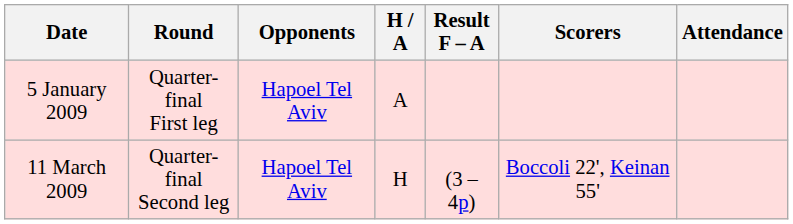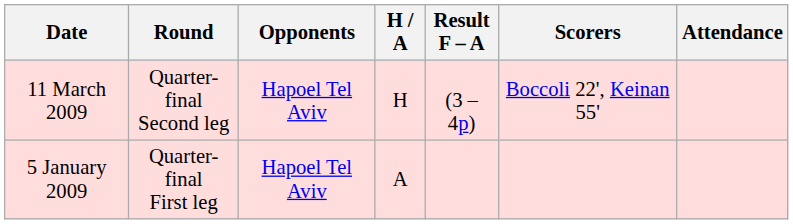rows swapped: (67, 100) <-> (67, 179)
